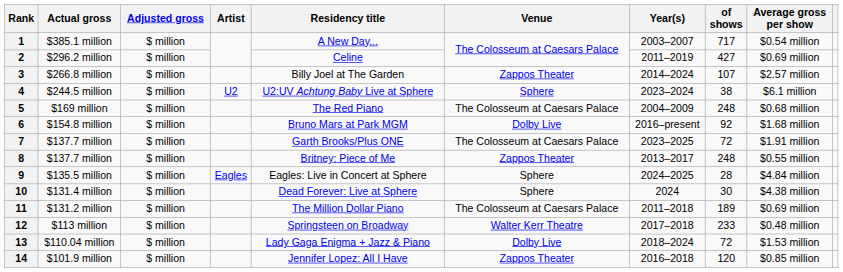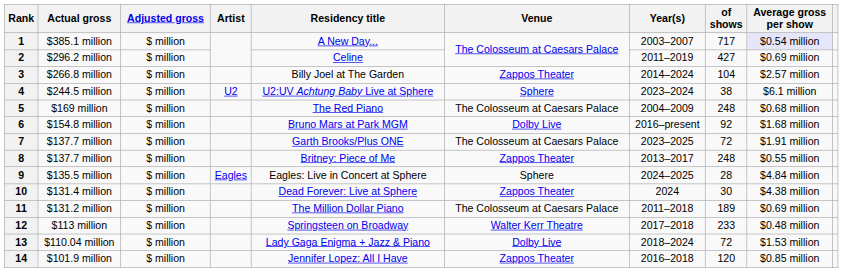(790, 41) no background -> (790, 41) lavender background
(726, 74) 107 -> (726, 74) 104
(537, 192) Sphere -> (537, 192) Zappos Theater
